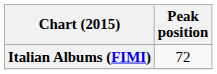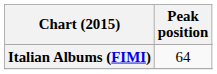(183, 56) 72 -> (183, 56) 64
